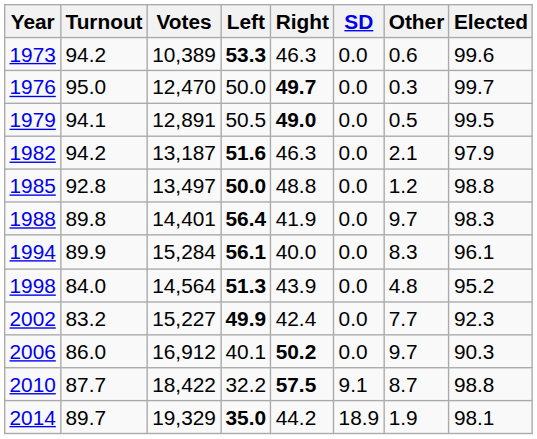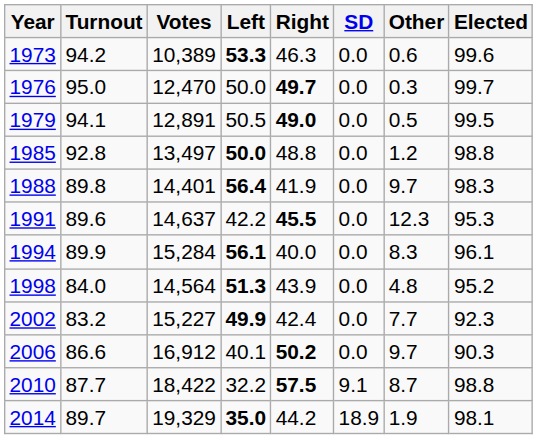- row: (33, 153)
+ row: (33, 219)
(86, 351) 86.0 -> (86, 351) 86.6
